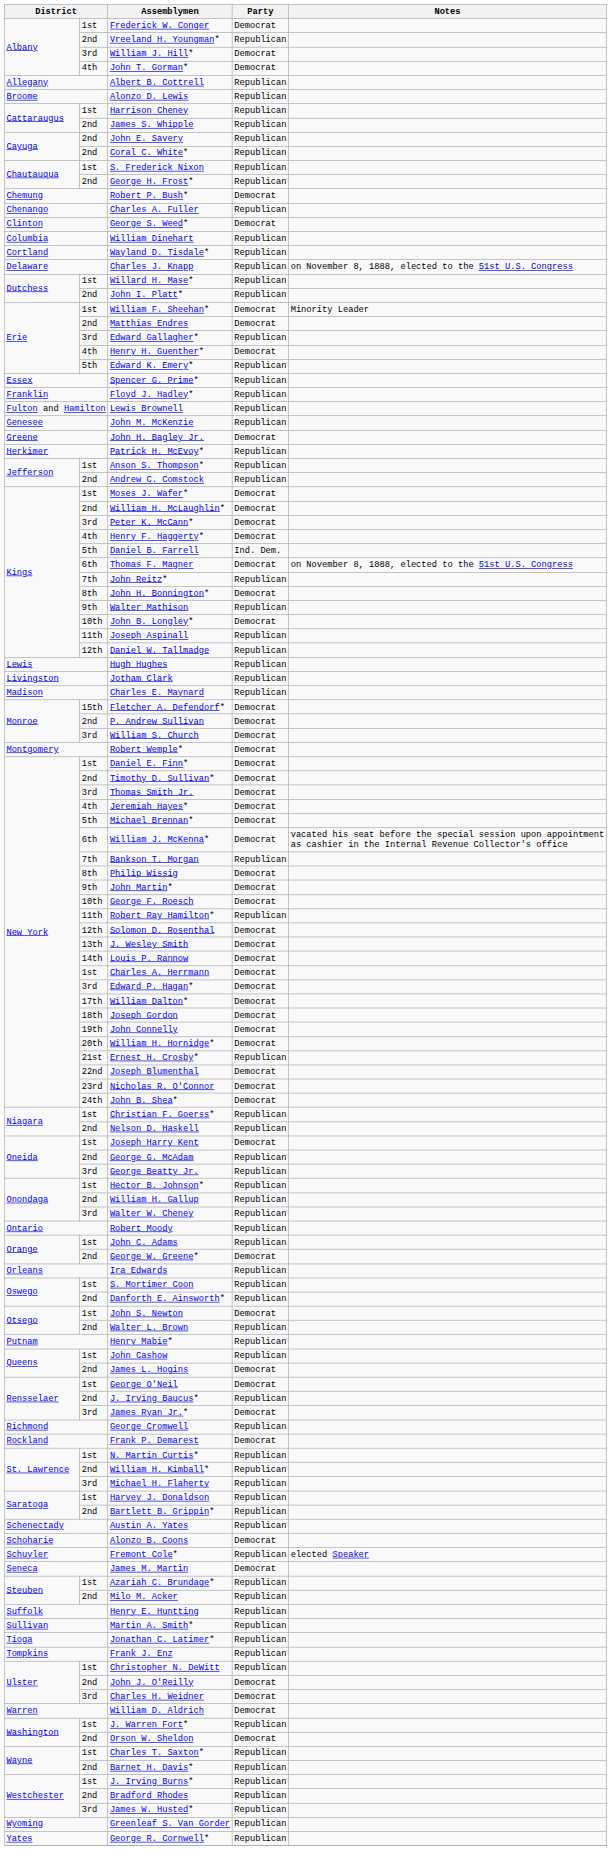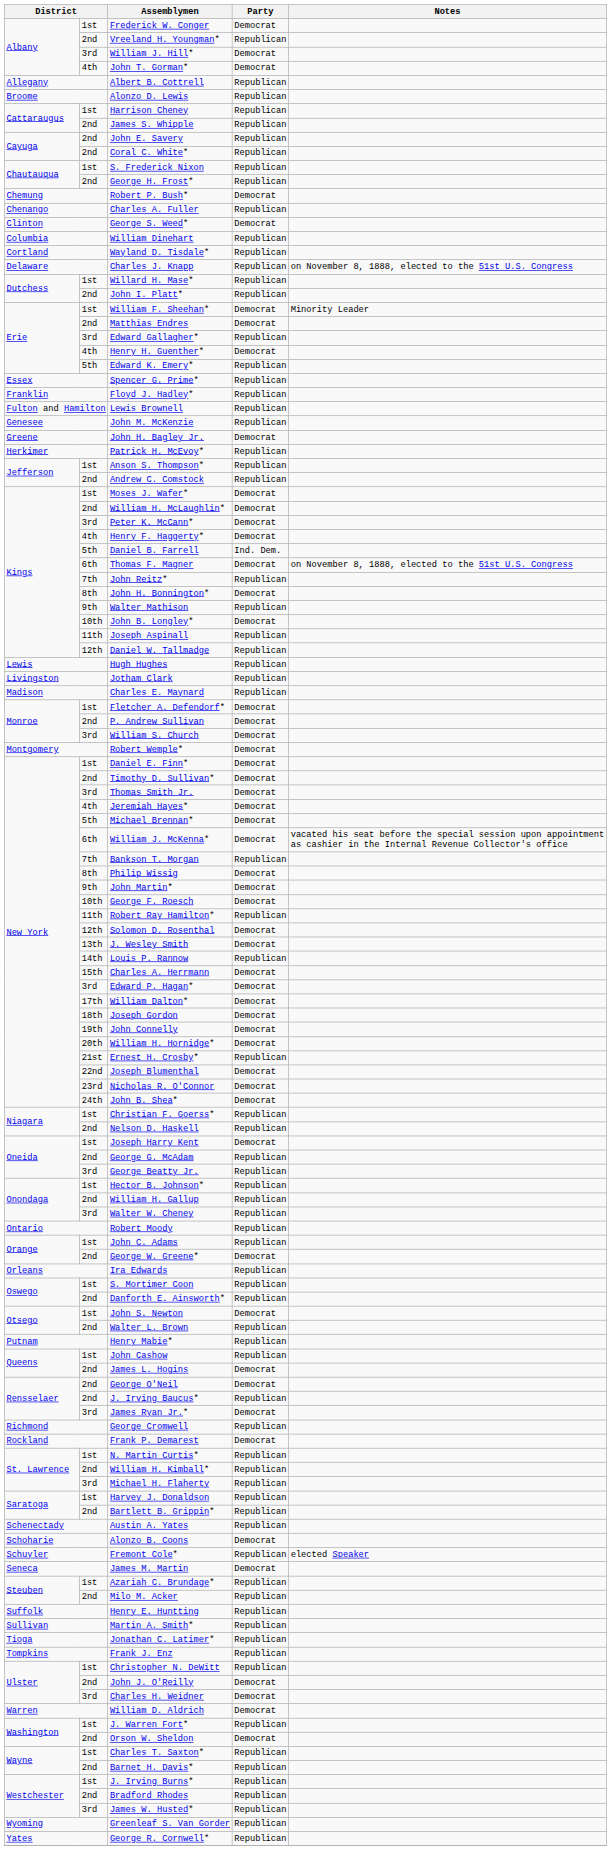(92, 707) 15th -> (90, 707) 1st
(255, 958) Democrat -> (260, 958) Republican
(90, 973) 1st -> (92, 973) 15th
(90, 1384) 1st -> (90, 1384) 2nd
